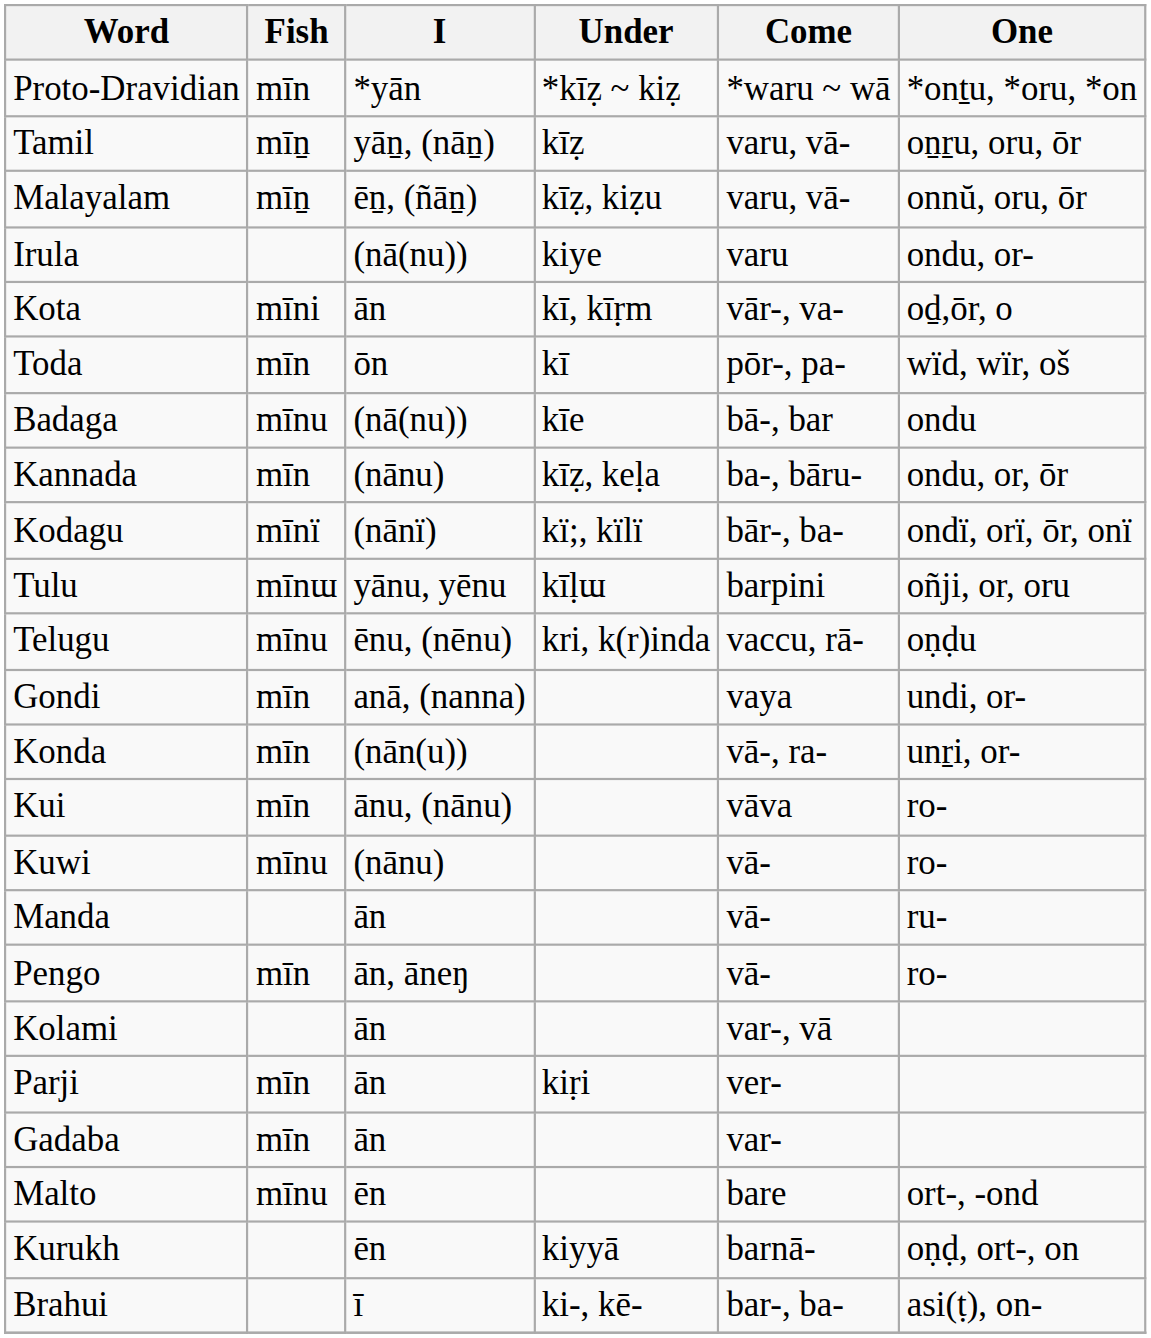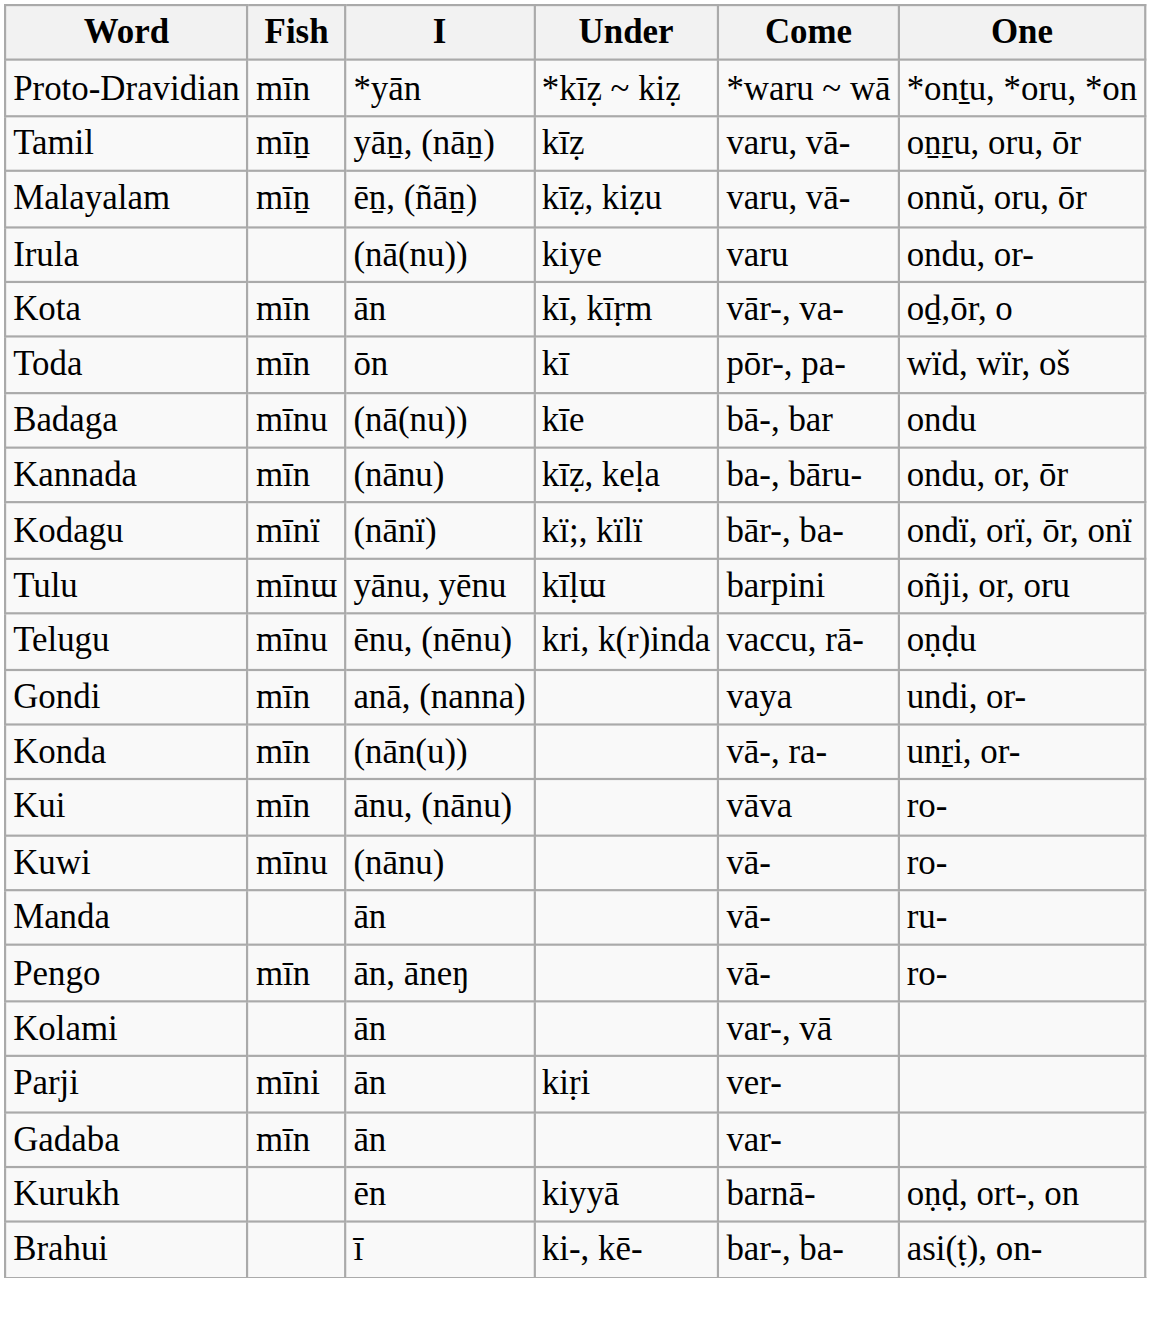(288, 308) mīni -> (283, 308) mīn
(283, 1083) mīn -> (288, 1083) mīni
- row: (55, 1193)
